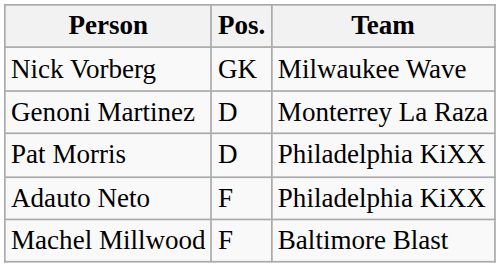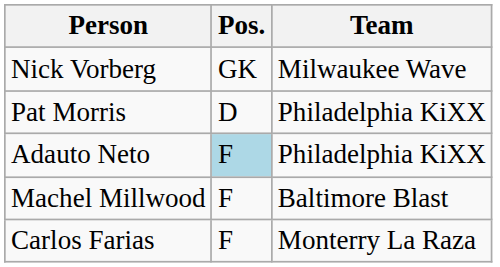- row: (103, 111)
(226, 197) no background -> (226, 154) lightblue background
+ row: (83, 240)
